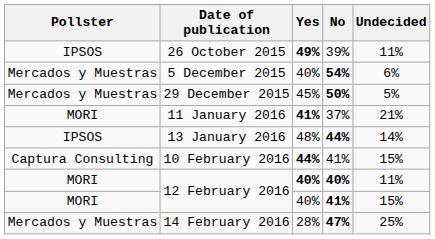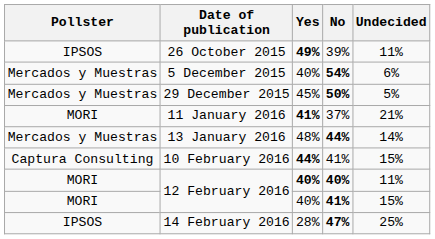(82, 137) IPSOS -> (82, 137) Mercados y Muestras
(82, 223) Mercados y Muestras -> (82, 223) IPSOS
